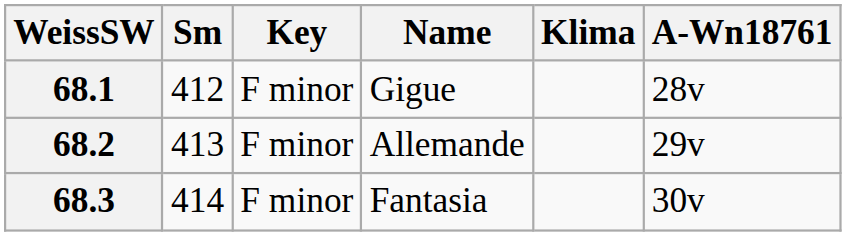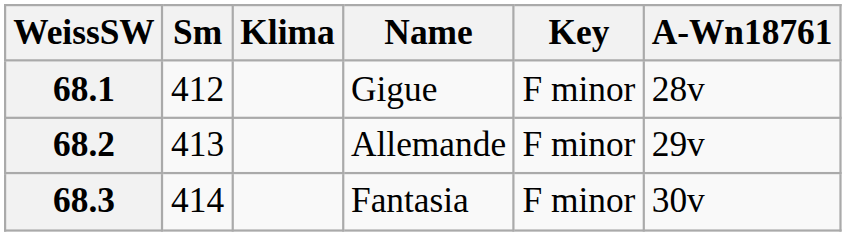columns swapped: (588, 32) <-> (297, 32)
